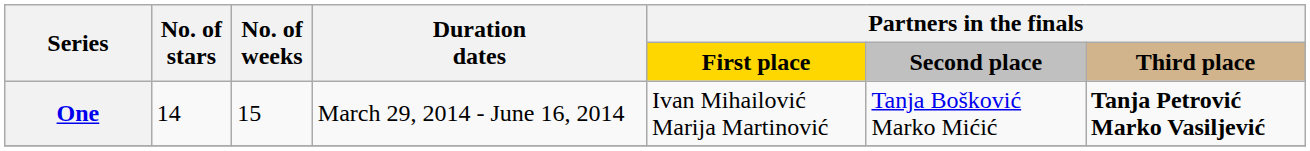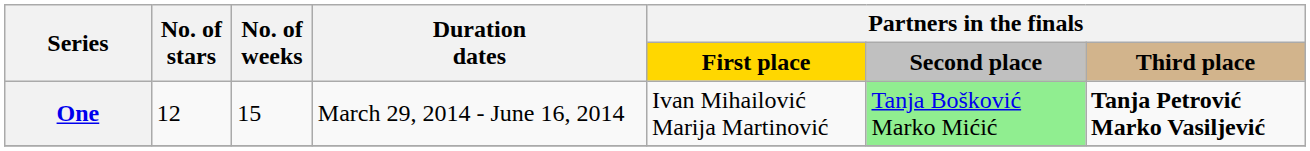(169, 113) 14 -> (169, 113) 12
(946, 113) no background -> (946, 113) lightgreen background
